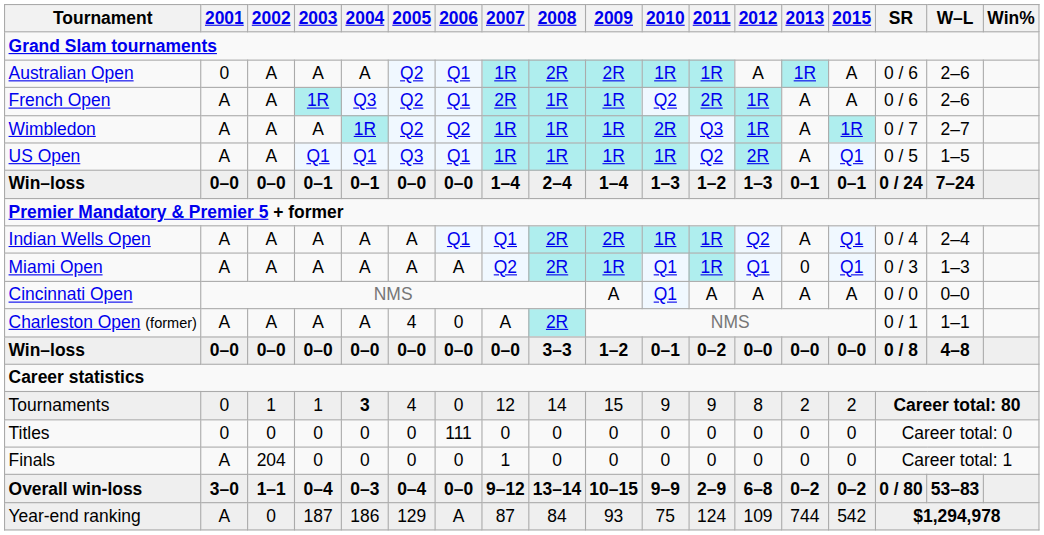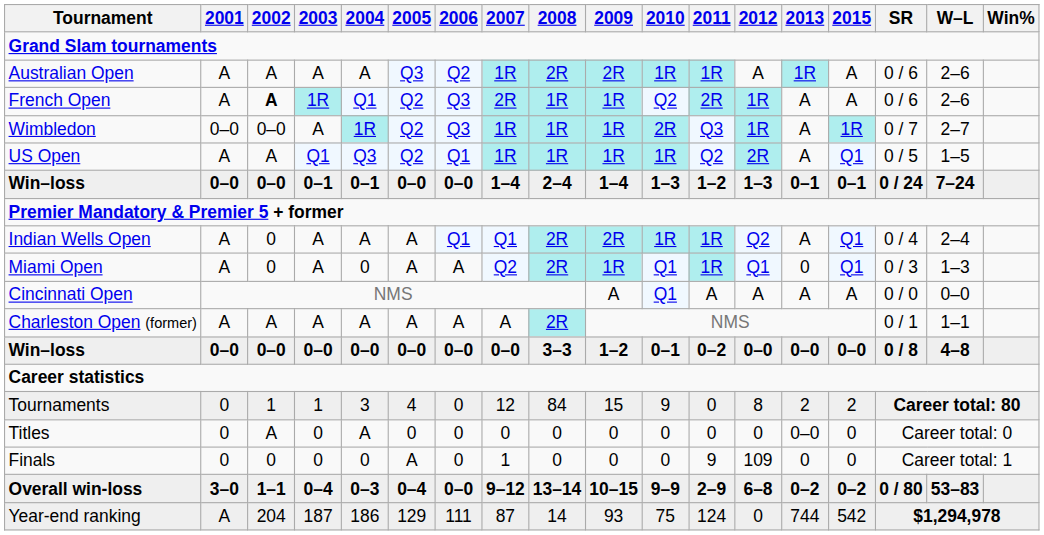(224, 73) 0 -> (224, 73) A
(412, 73) Q2 -> (412, 73) Q3
(459, 73) Q1 -> (459, 73) Q2
(271, 101) normal -> (271, 101) bold
(365, 101) Q3 -> (365, 101) Q1
(459, 101) Q1 -> (459, 101) Q3
(224, 128) A -> (224, 128) 0–0
(271, 128) A -> (271, 128) 0–0
(459, 128) Q2 -> (459, 128) Q3
(365, 156) Q1 -> (365, 156) Q3
(412, 156) Q3 -> (412, 156) Q2
(271, 239) A -> (271, 239) 0
(271, 267) A -> (271, 267) 0
(365, 267) A -> (365, 267) 0
(412, 322) 4 -> (412, 322) A
(459, 322) 0 -> (459, 322) A
(365, 405) bold -> (365, 405) normal
(557, 405) 14 -> (557, 405) 84
(712, 405) 9 -> (712, 405) 0
(271, 433) 0 -> (271, 433) A
(365, 433) 0 -> (365, 433) A
(459, 433) 111 -> (459, 433) 0
(805, 433) 0 -> (805, 433) 0–0
(224, 460) A -> (224, 460) 0
(271, 460) 204 -> (271, 460) 0
(412, 460) 0 -> (412, 460) A
(712, 460) 0 -> (712, 460) 9
(758, 460) 0 -> (758, 460) 109
(271, 516) 0 -> (271, 516) 204
(459, 516) A -> (459, 516) 111
(557, 516) 84 -> (557, 516) 14
(758, 516) 109 -> (758, 516) 0
